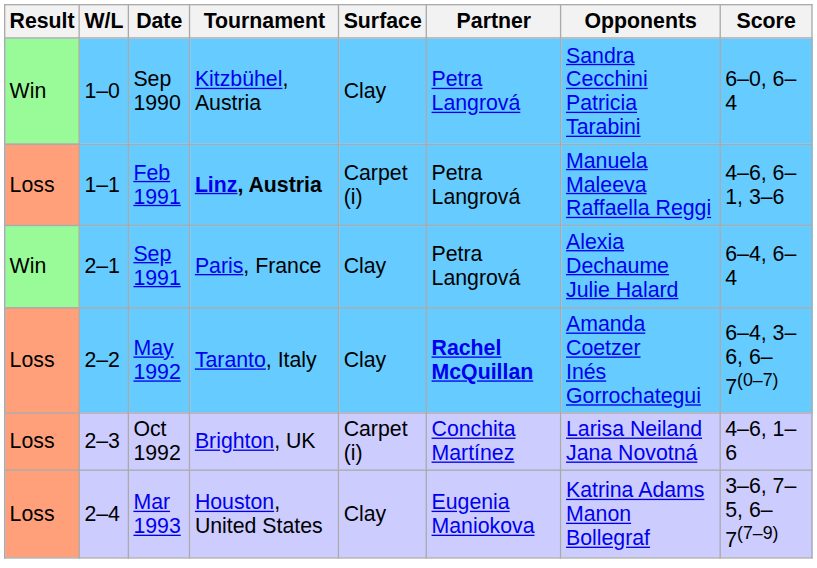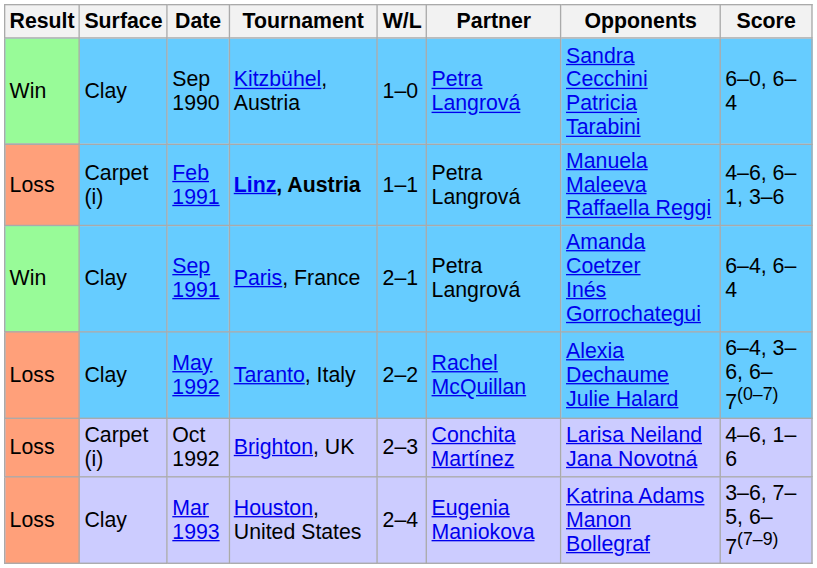columns swapped: (104, 21) <-> (383, 21)
(622, 266) Alexia Dechaume Julie Halard -> (633, 278) Amanda Coetzer Inés Gorrochategui
(482, 359) bold -> (479, 374) normal
(633, 359) Amanda Coetzer Inés Gorrochategui -> (622, 374) Alexia Dechaume Julie Halard
